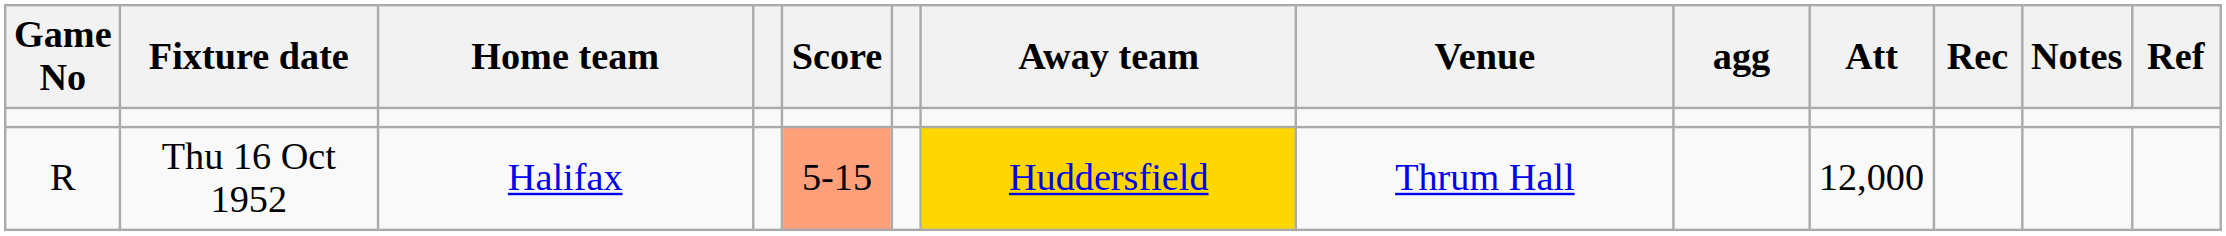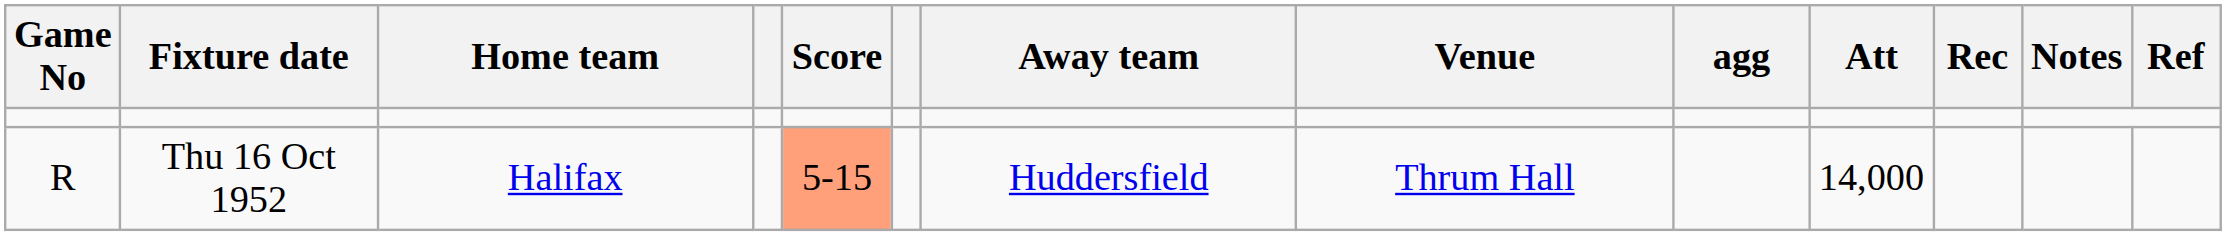(1109, 177) gold background -> (1109, 177) no background
(1871, 177) 12,000 -> (1871, 177) 14,000
